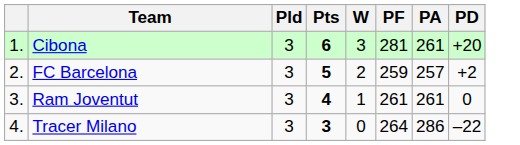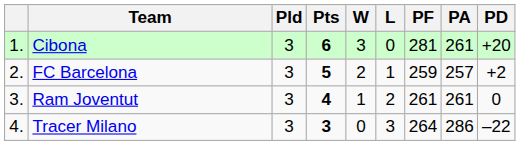+ column: (390, 18)
